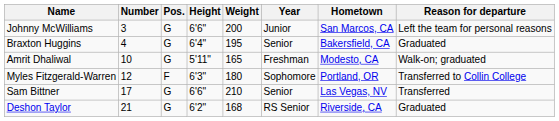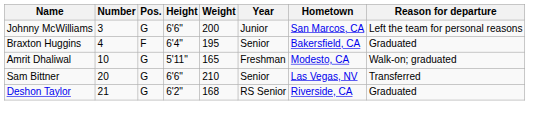(167, 44) G -> (143, 44) F
- row: (61, 76)
(126, 92) 17 -> (103, 76) 20
